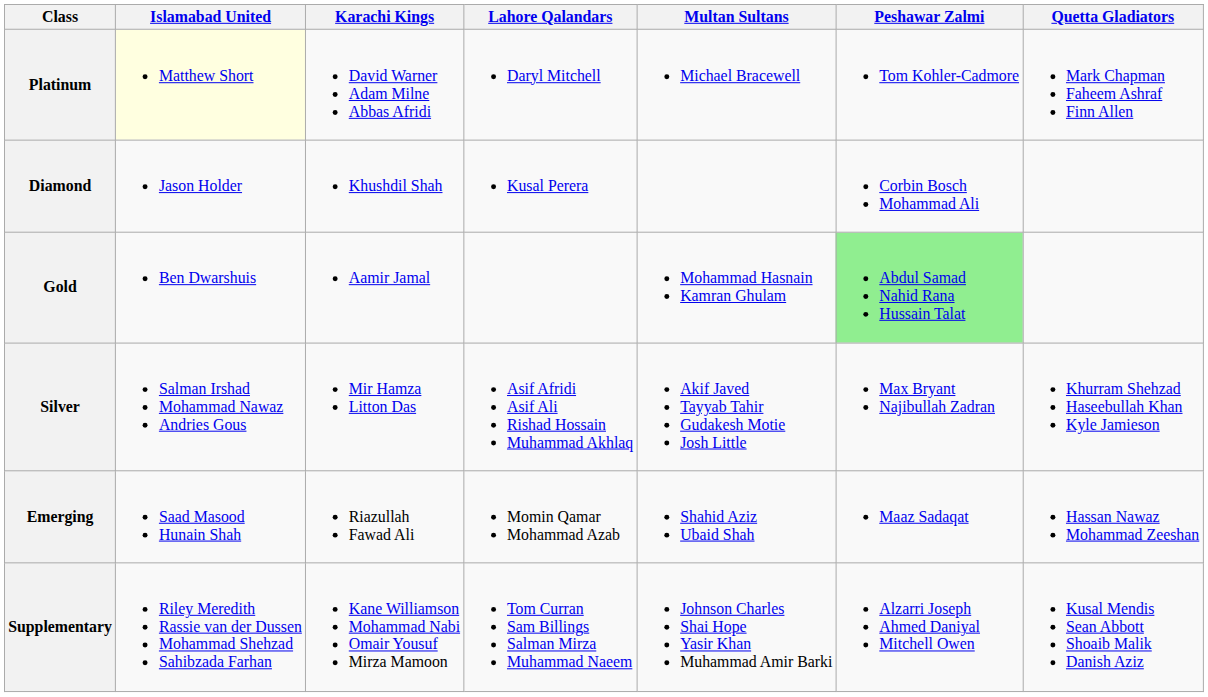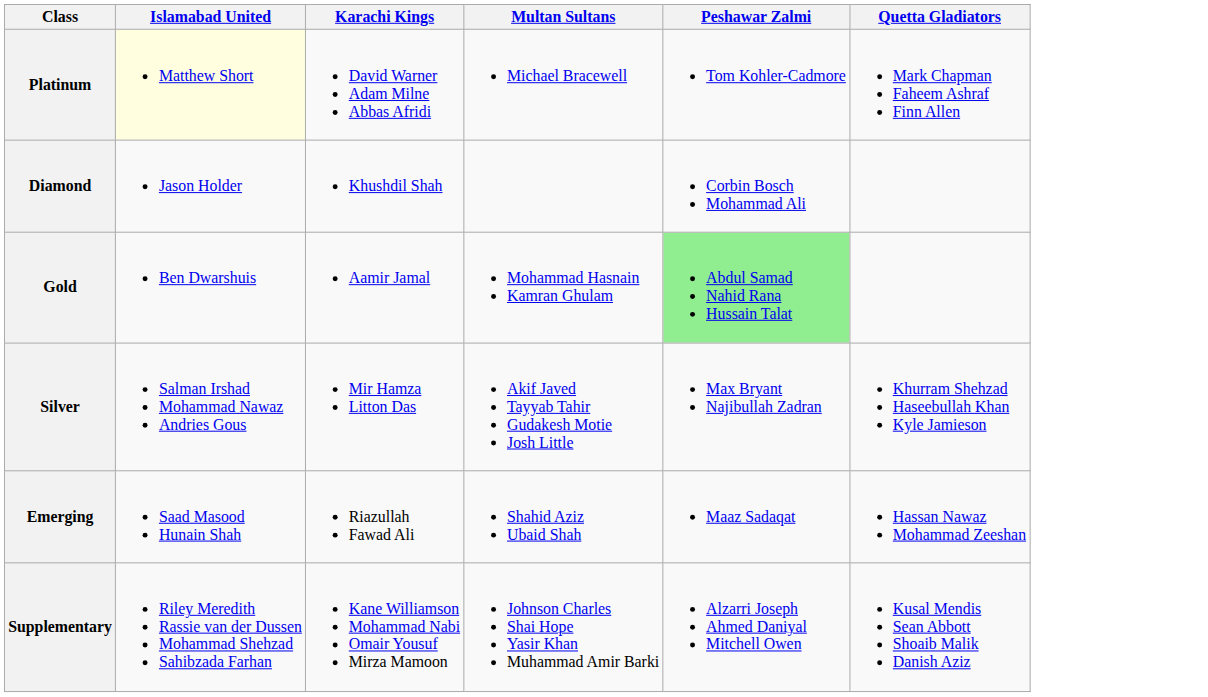- column: (550, 17)
